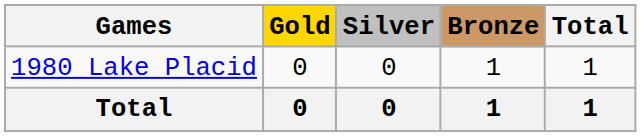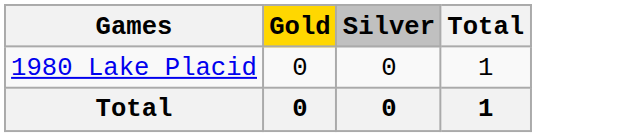- column: (493, 26)
